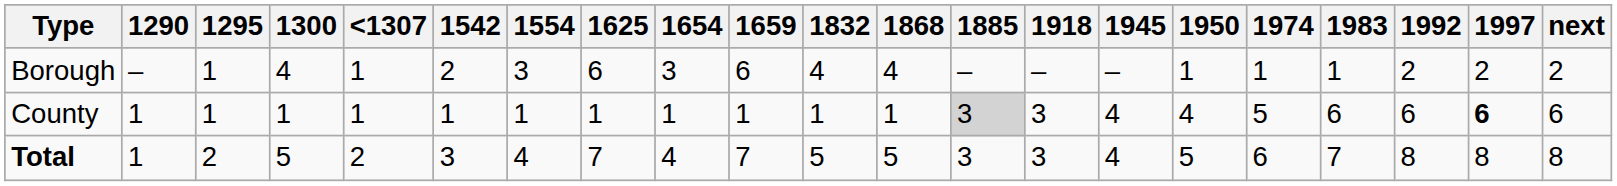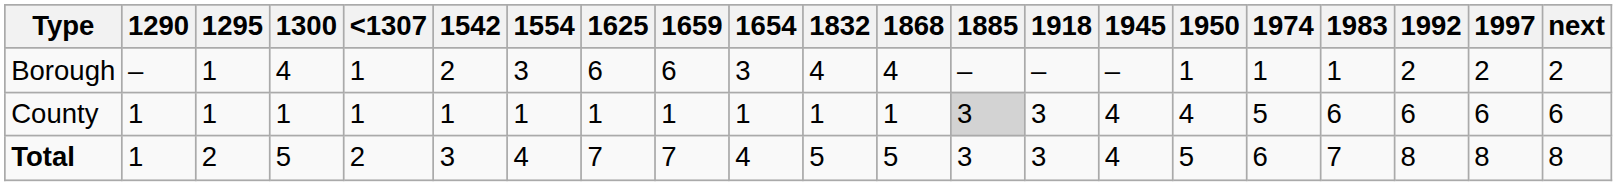columns swapped: (692, 26) <-> (766, 26)
(1482, 113) bold -> (1482, 113) normal
